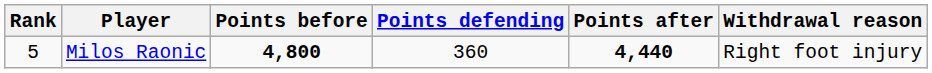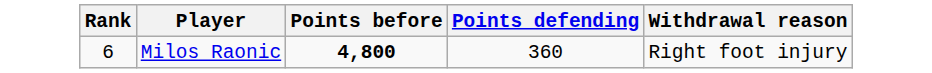- column: (644, 21)
(33, 52) 5 -> (108, 52) 6
